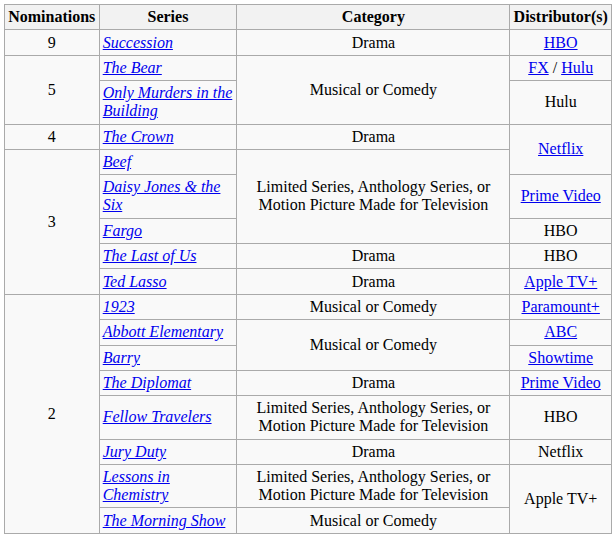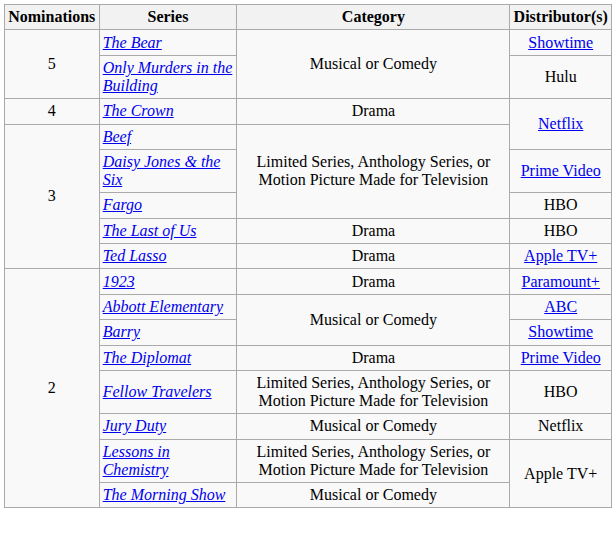- row: (138, 42)
(561, 67) FX / Hulu -> (561, 42) Showtime
(373, 306) Musical or Comedy -> (373, 281) Drama
(373, 451) Drama -> (373, 426) Musical or Comedy
